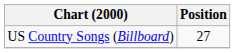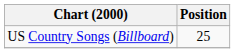(203, 36) 27 -> (203, 36) 25
